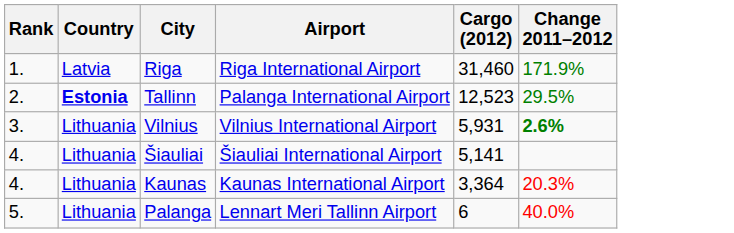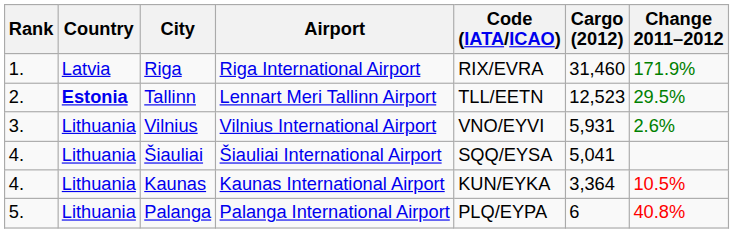+ column: (510, 29)
(335, 97) Palanga International Airport -> (328, 97) Lennart Meri Tallinn Airport
(543, 126) bold -> (654, 126) normal
(481, 155) 5,141 -> (592, 155) 5,041
(548, 184) 20.3% -> (659, 184) 10.5%
(328, 213) Lennart Meri Tallinn Airport -> (335, 213) Palanga International Airport
(548, 213) 40.0% -> (659, 213) 40.8%
